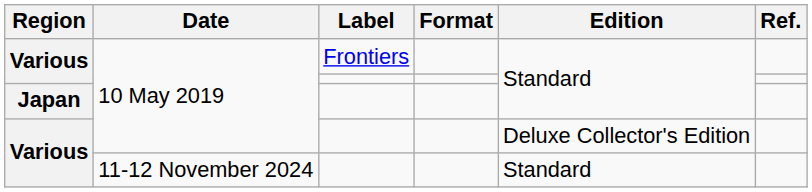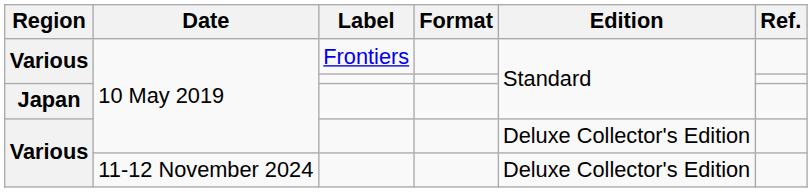(547, 169) Standard -> (627, 169) Deluxe Collector's Edition
